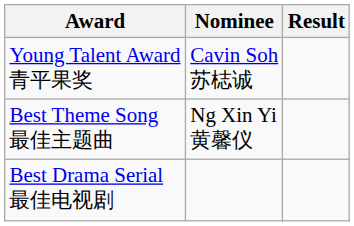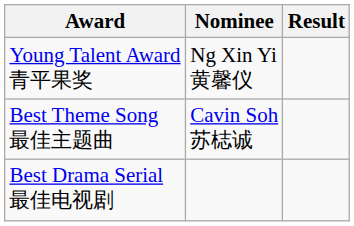(234, 66) Cavin Soh 苏梽诚 -> (234, 66) Ng Xin Yi 黄馨仪
(234, 127) Ng Xin Yi 黄馨仪 -> (234, 127) Cavin Soh 苏梽诚
